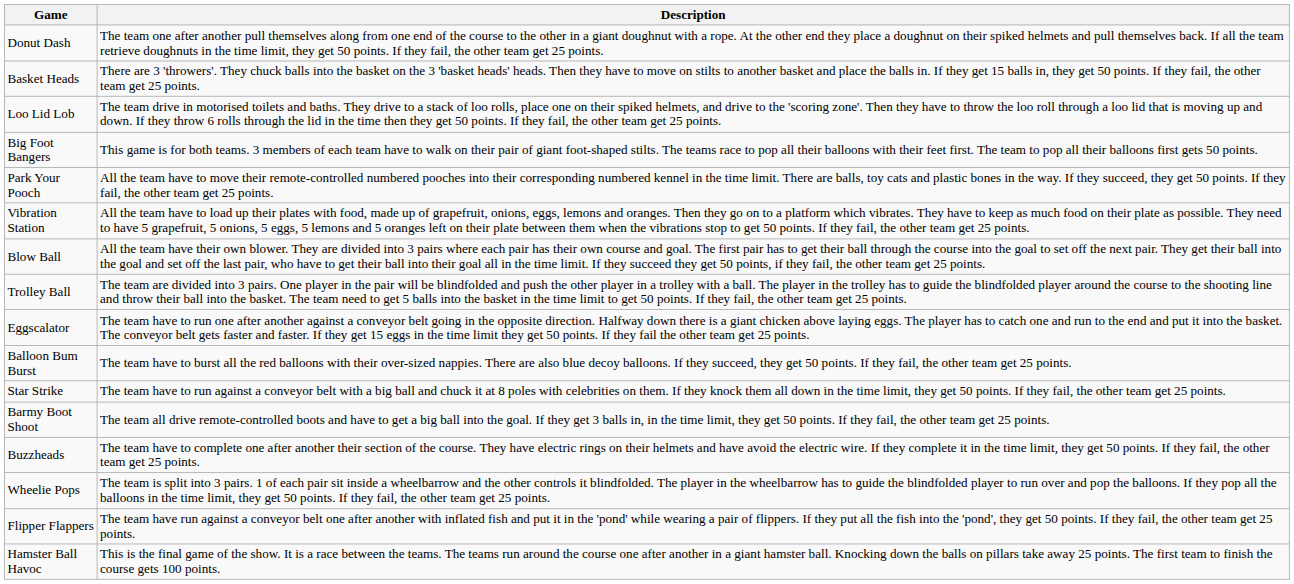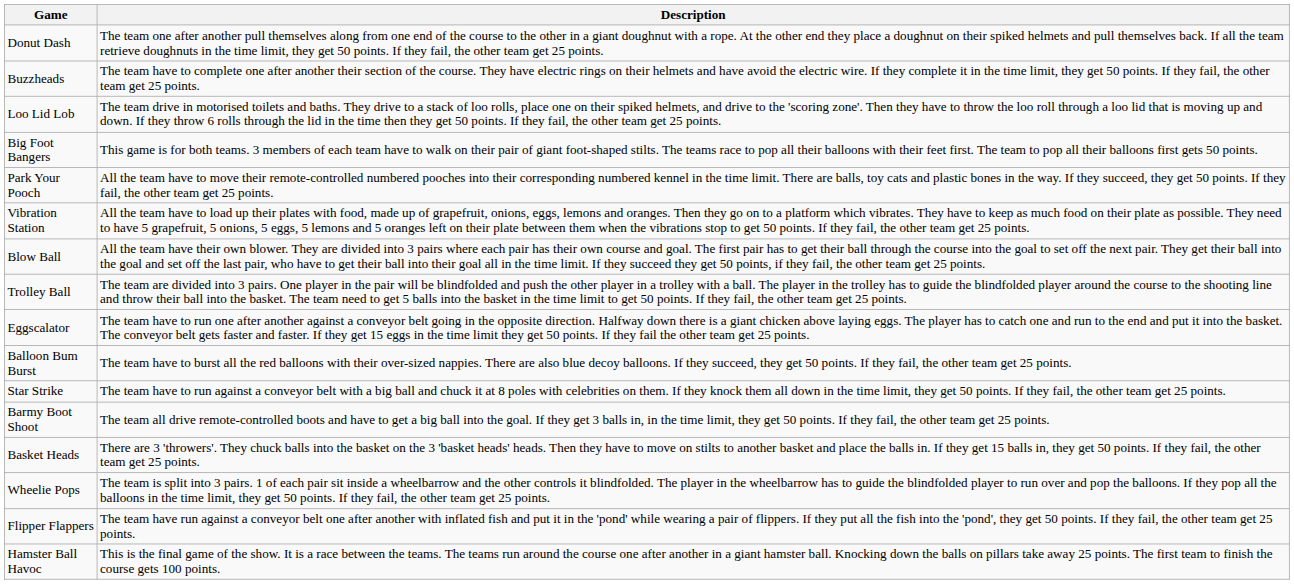rows swapped: (43, 78) <-> (36, 455)
